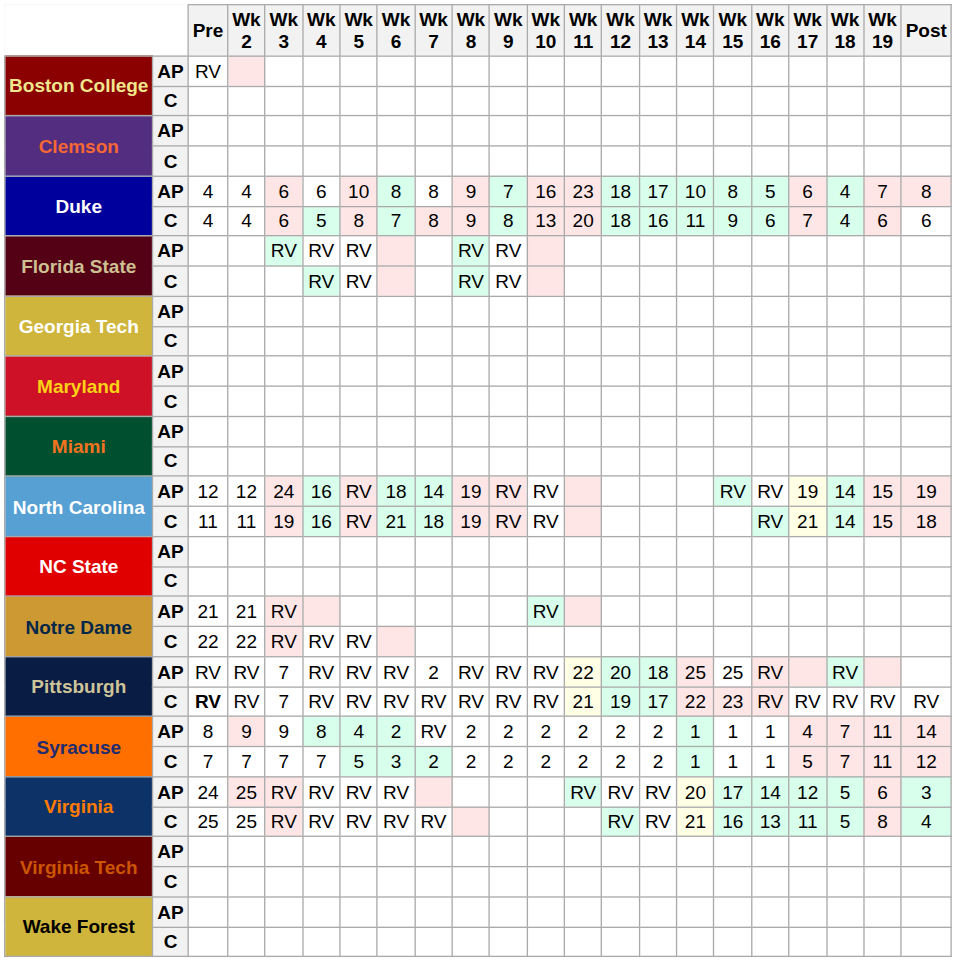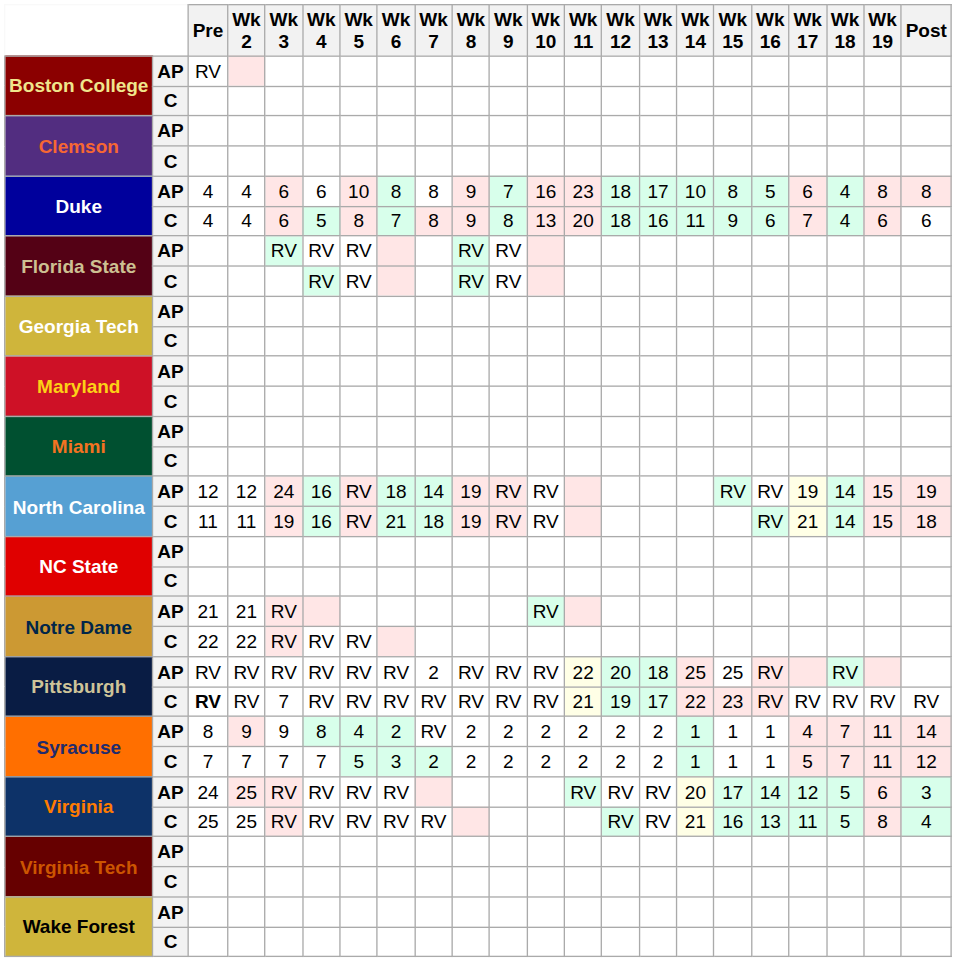(882, 191) 7 -> (882, 191) 8
(284, 672) 7 -> (284, 672) RV
